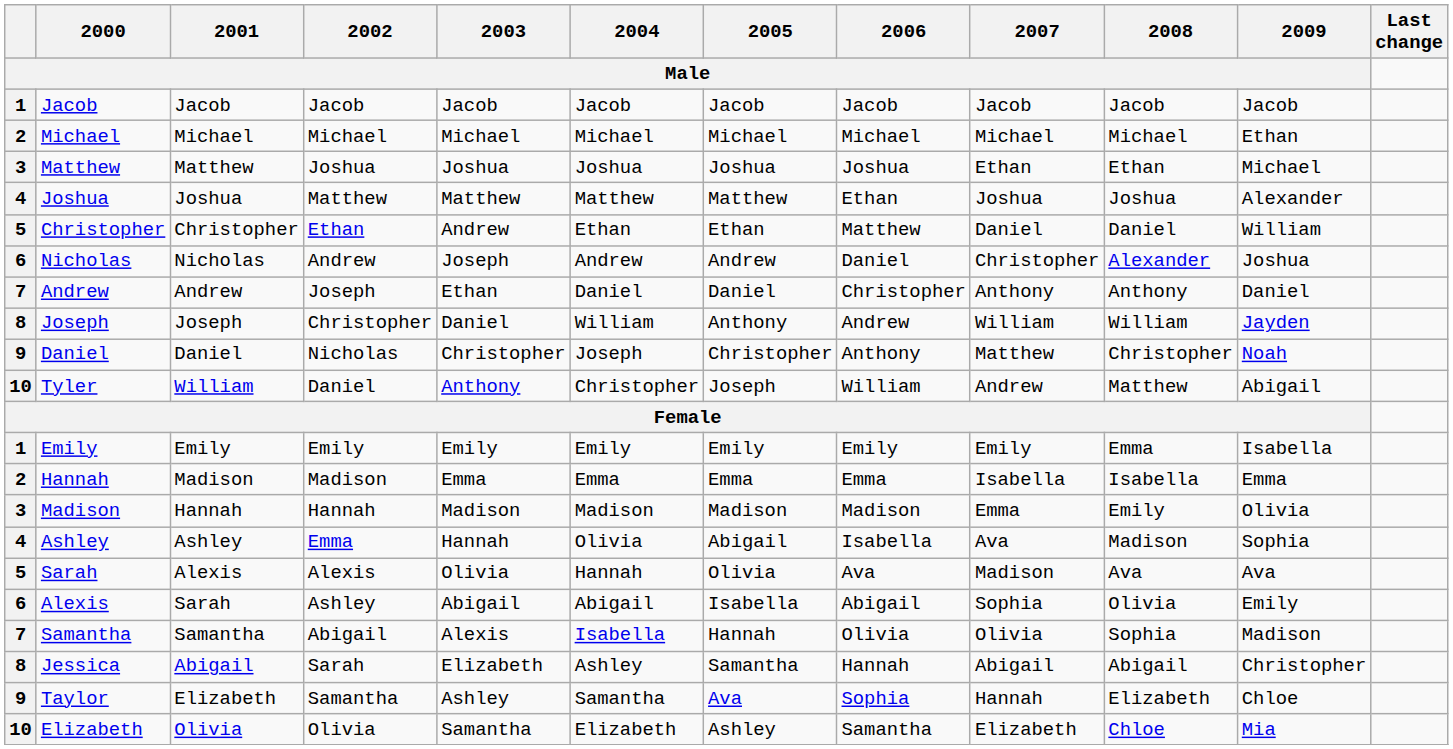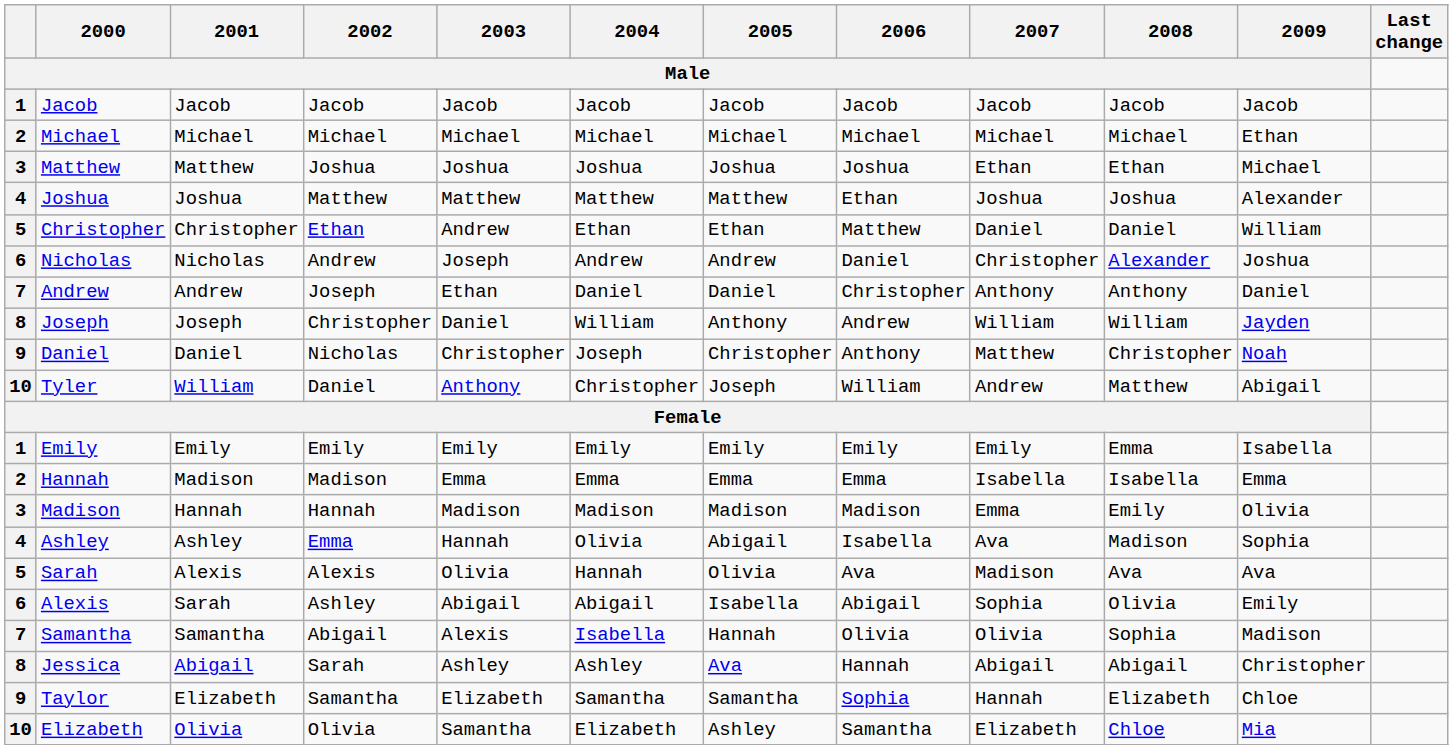(492, 667) Elizabeth -> (475, 667) Ashley
(753, 667) Samantha -> (725, 667) Ava
(475, 698) Ashley -> (492, 698) Elizabeth
(725, 698) Ava -> (753, 698) Samantha
